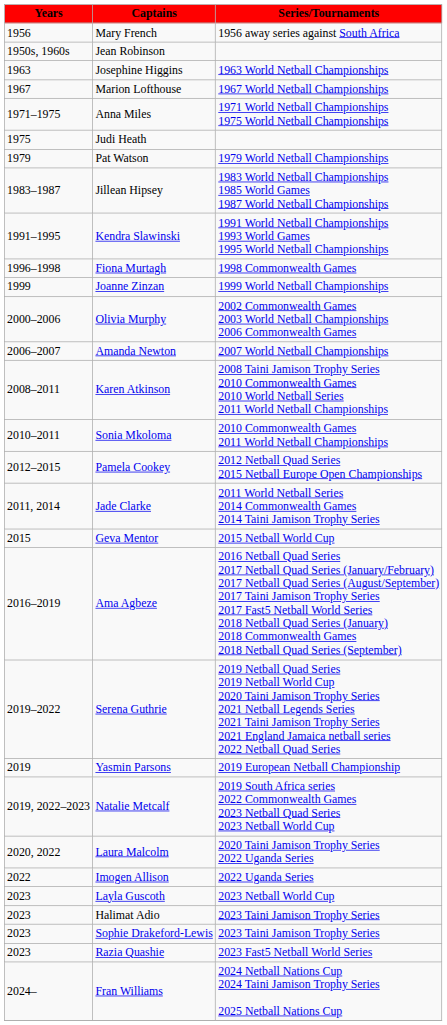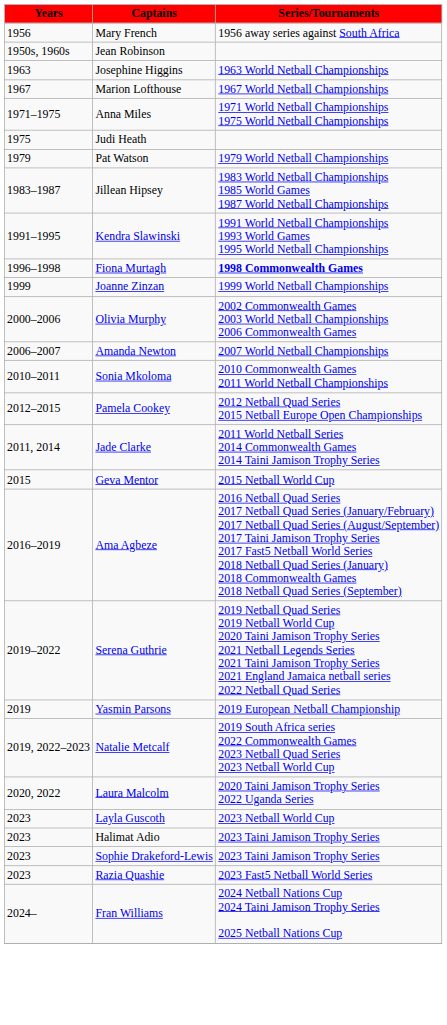(287, 268) normal -> (291, 268) bold
- row: (133, 389)
- row: (132, 877)
